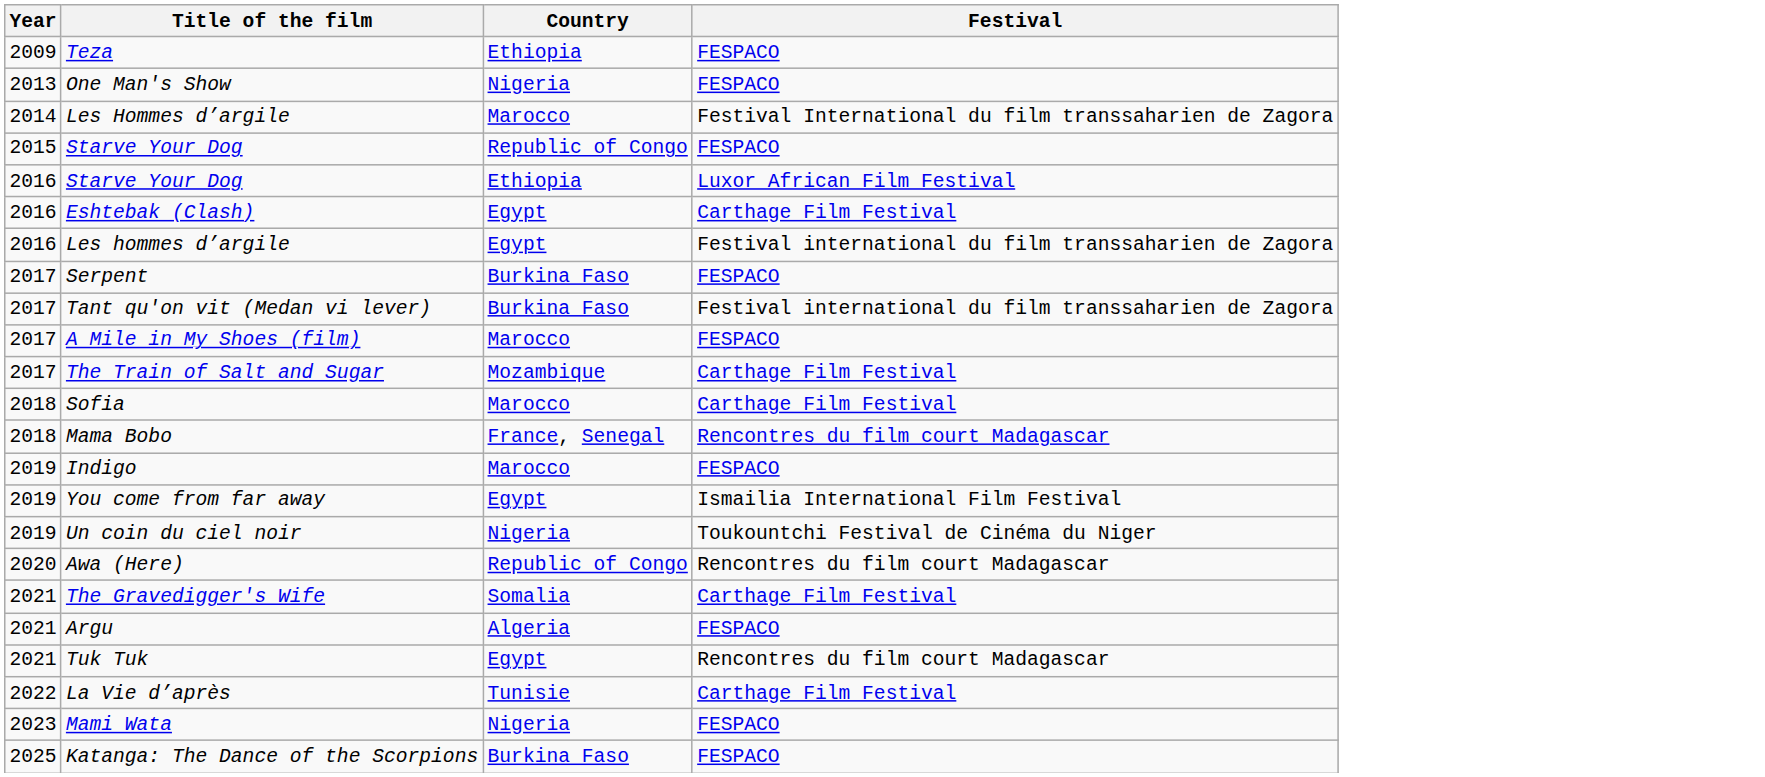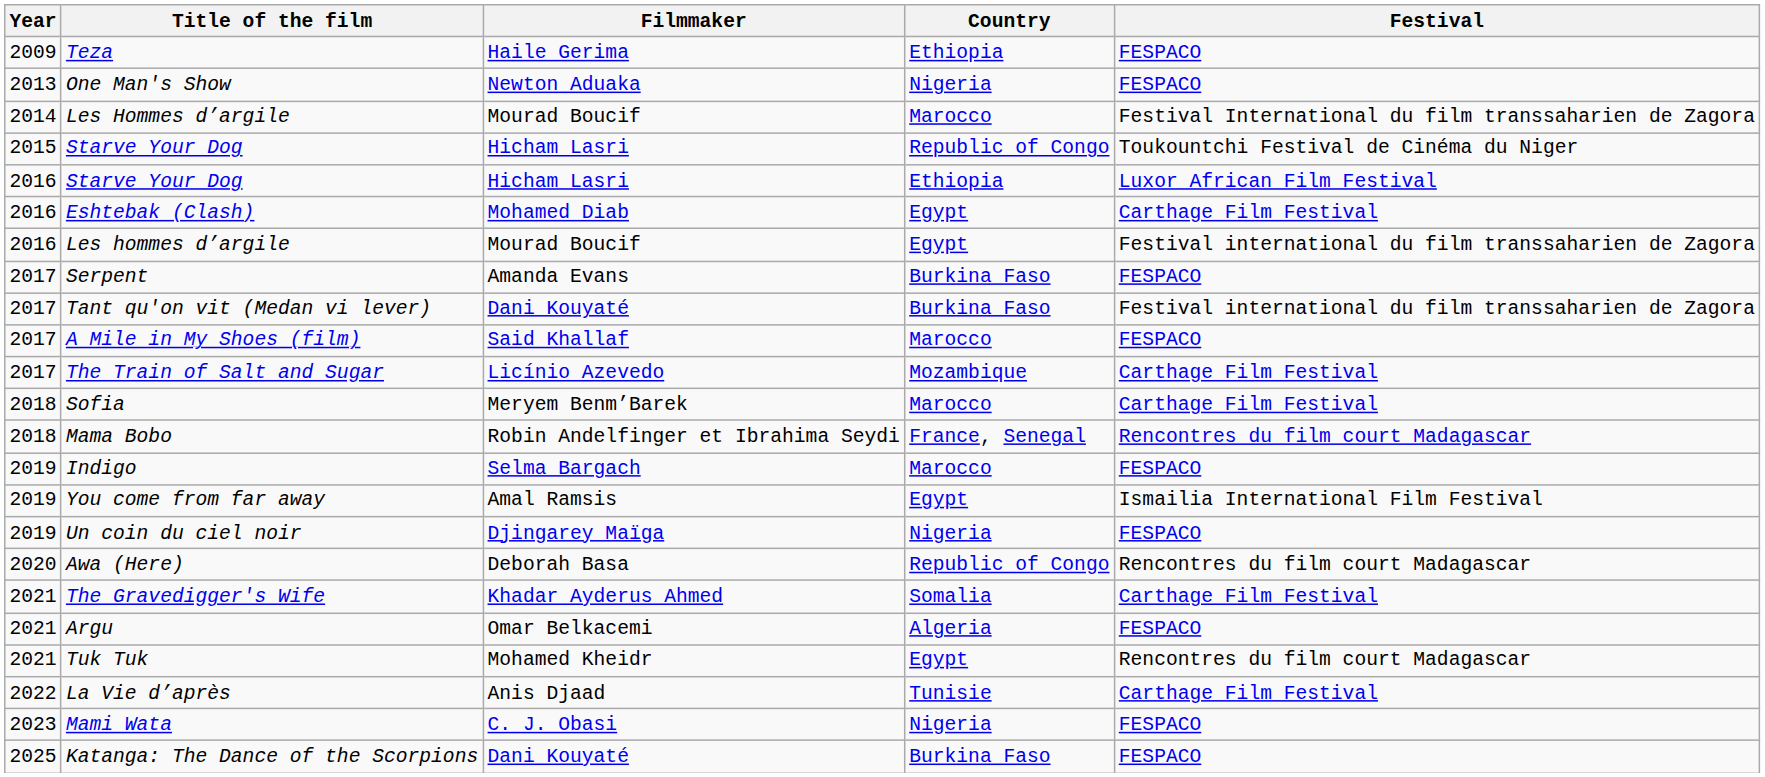+ column: (694, 21)
(738, 149) FESPACO -> (1349, 149) Toukountchi Festival de Cinéma du Niger
(927, 533) Toukountchi Festival de Cinéma du Niger -> (1160, 533) FESPACO
